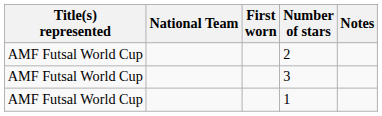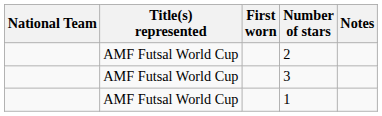columns swapped: (194, 23) <-> (75, 23)
